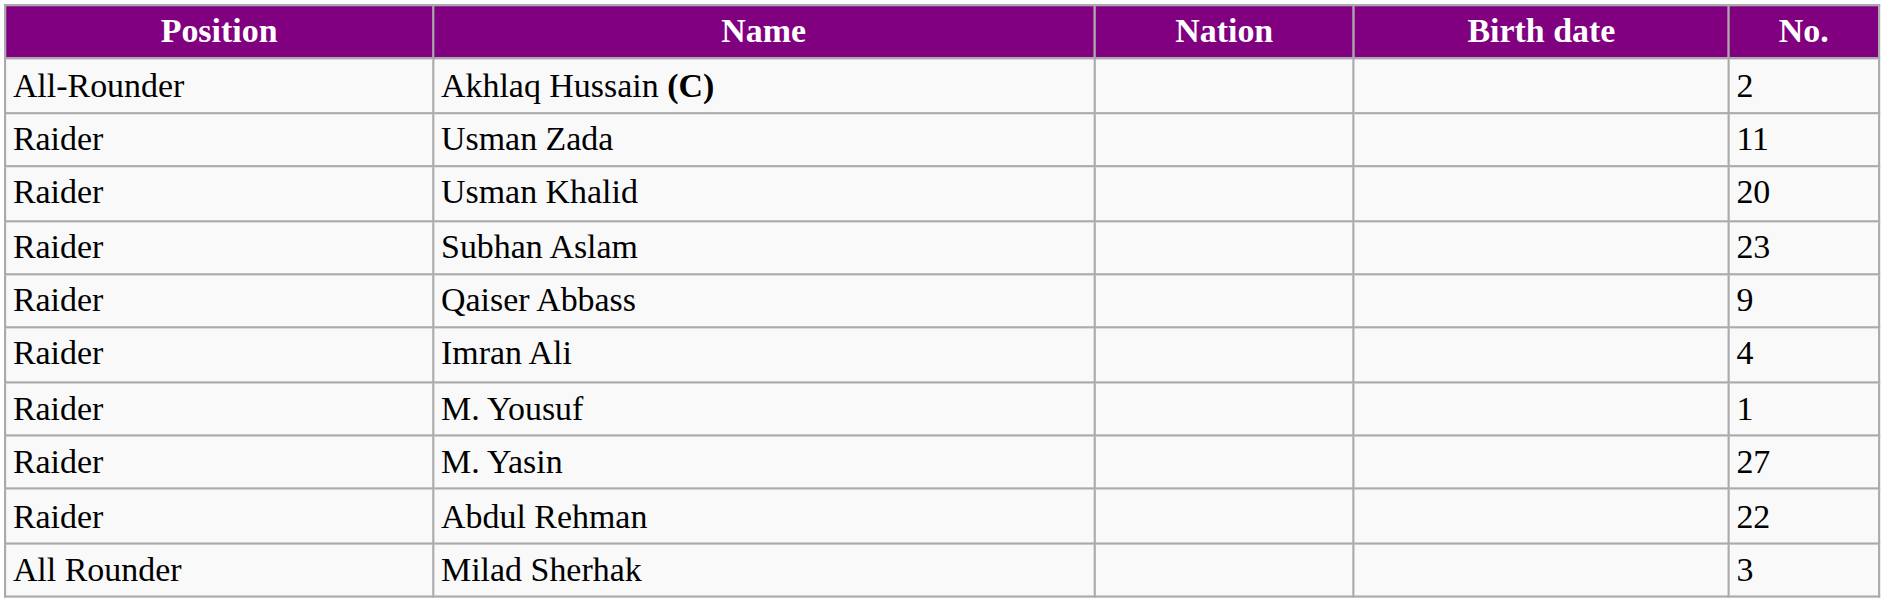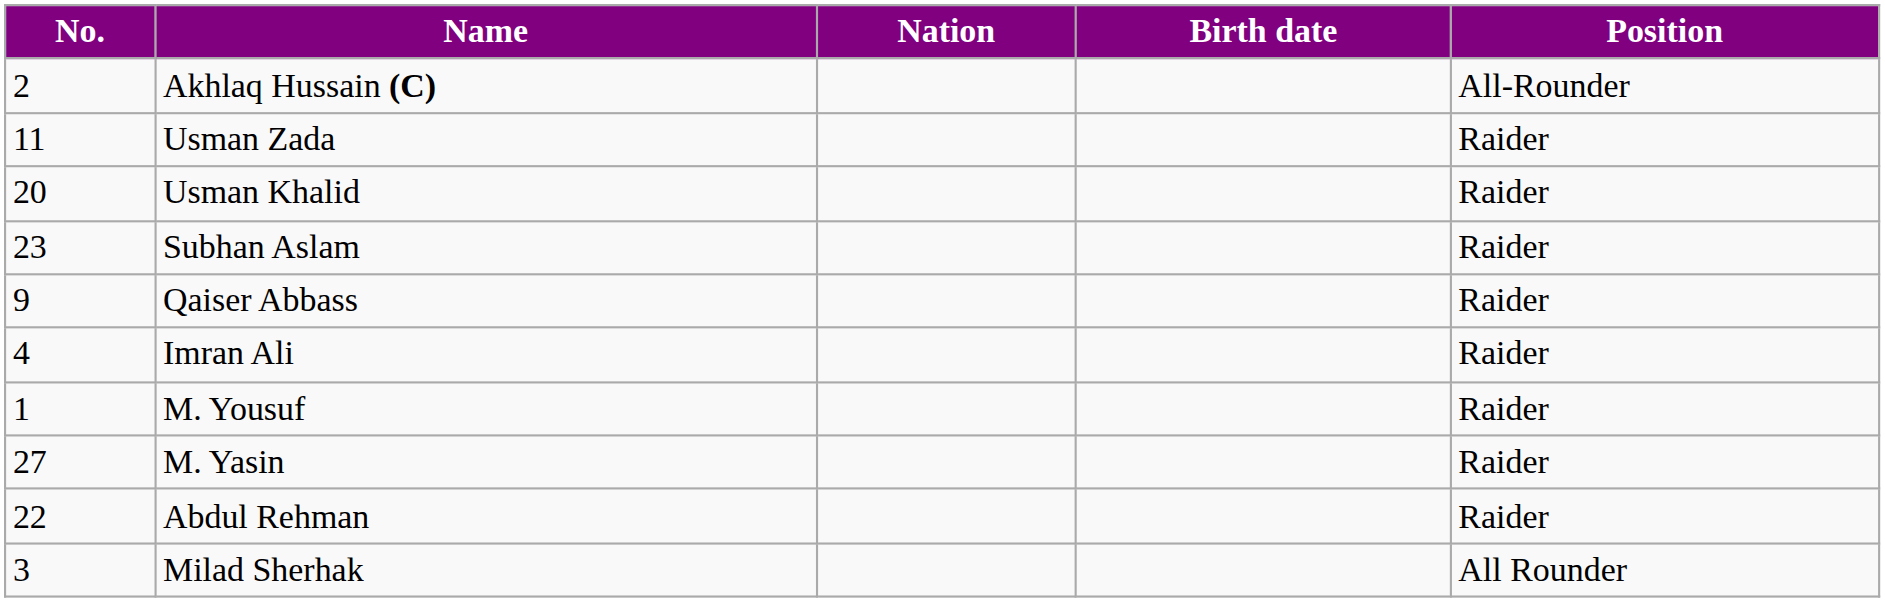columns swapped: (1804, 31) <-> (219, 31)
